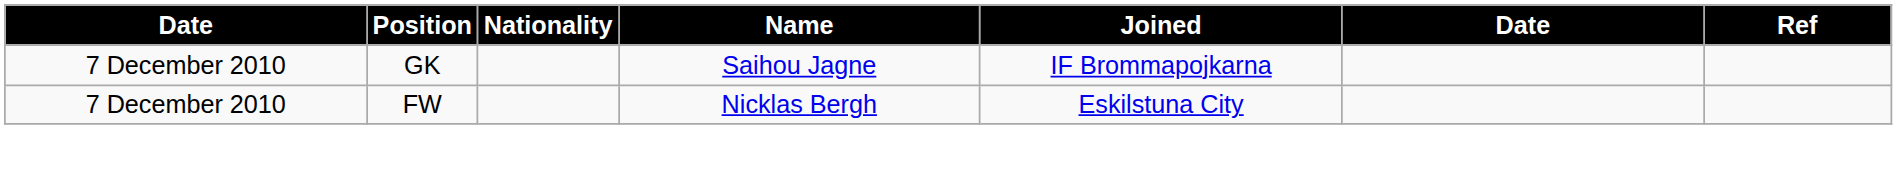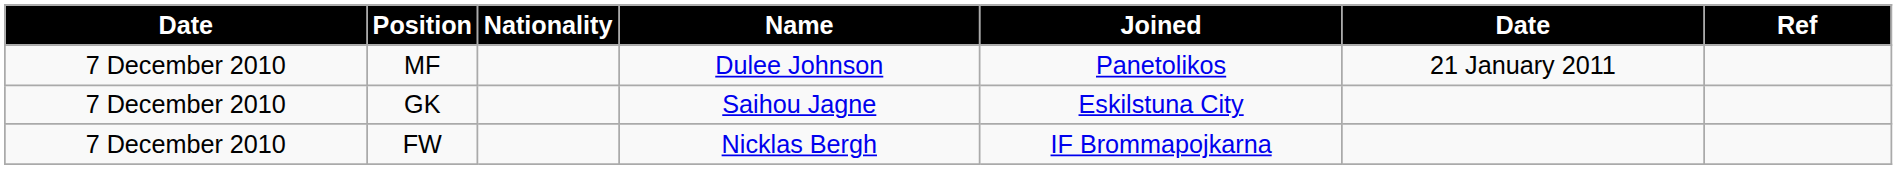+ row: (422, 65)
(1161, 65) IF Brommapojkarna -> (1161, 105) Eskilstuna City
(1161, 105) Eskilstuna City -> (1161, 145) IF Brommapojkarna
